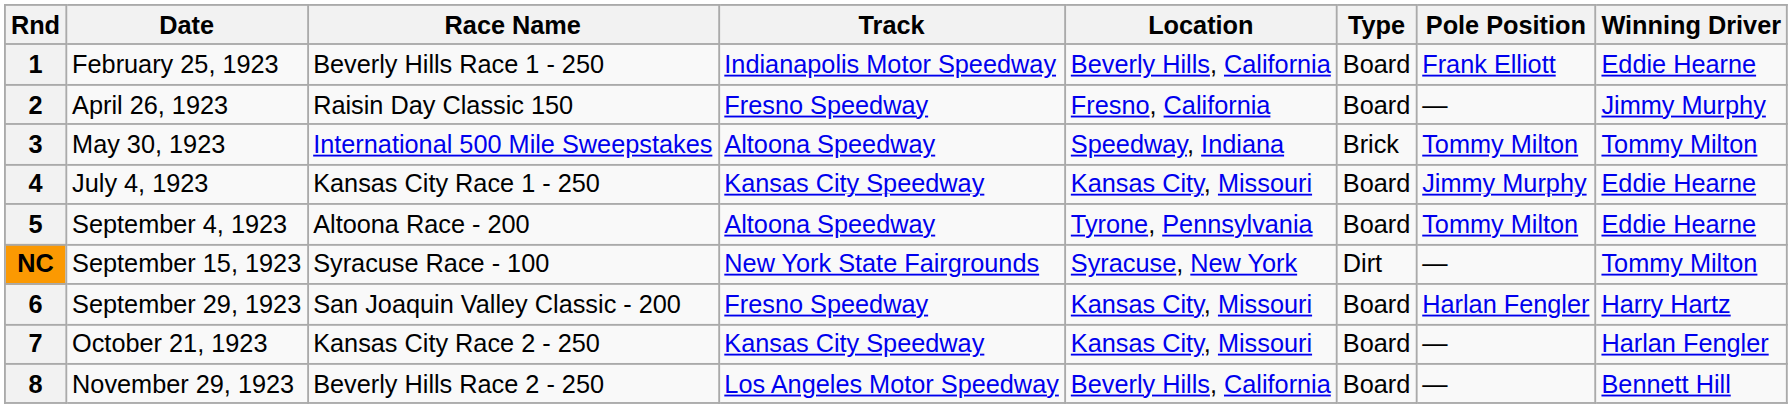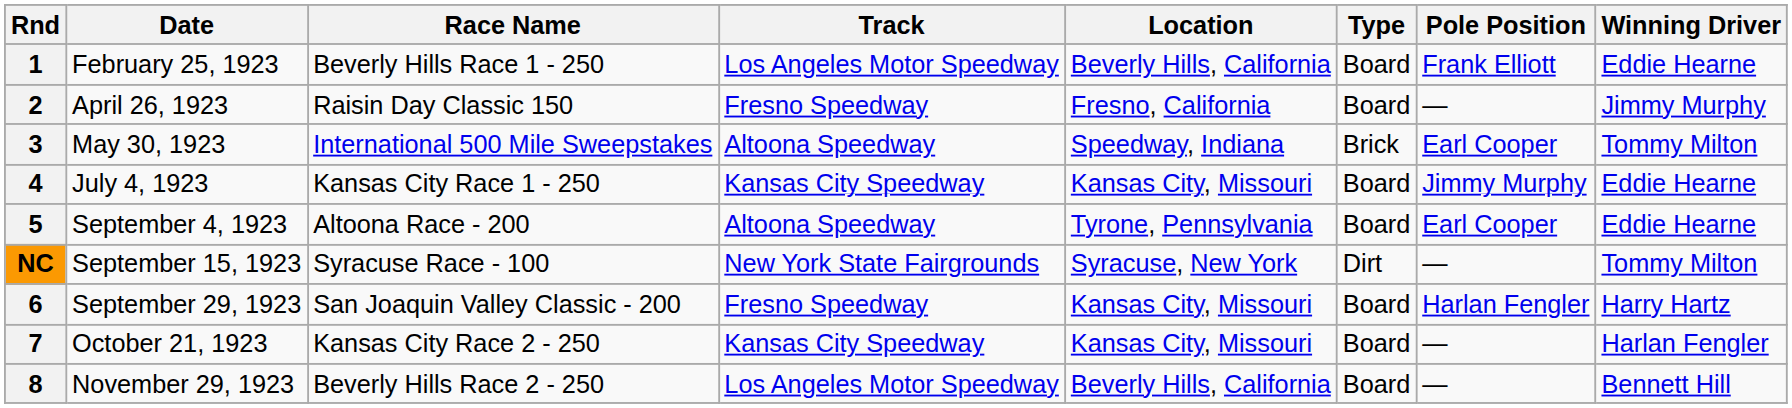(890, 64) Indianapolis Motor Speedway -> (892, 64) Los Angeles Motor Speedway
(1500, 144) Tommy Milton -> (1490, 144) Earl Cooper
(1500, 224) Tommy Milton -> (1490, 224) Earl Cooper
